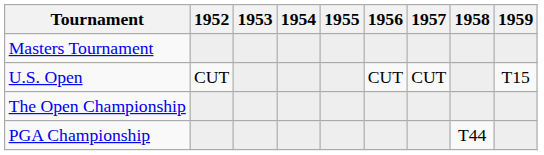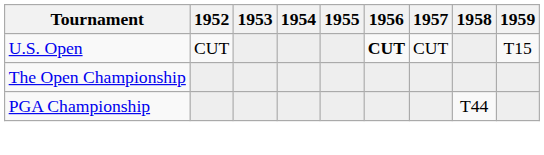- row: (81, 48)
(385, 77) normal -> (386, 48) bold
